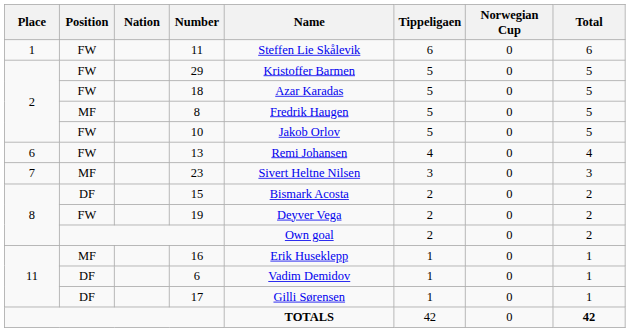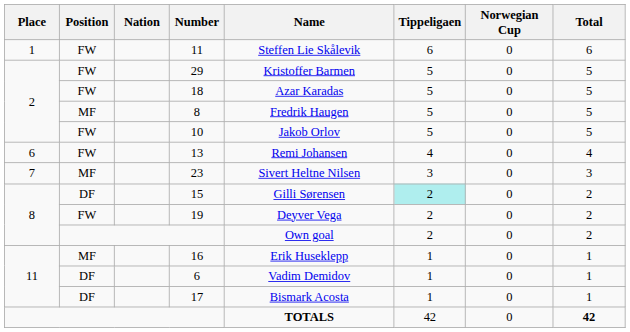(309, 194) Bismark Acosta -> (309, 194) Gilli Sørensen
(430, 194) no background -> (430, 194) paleturquoise background
(309, 296) Gilli Sørensen -> (309, 296) Bismark Acosta
